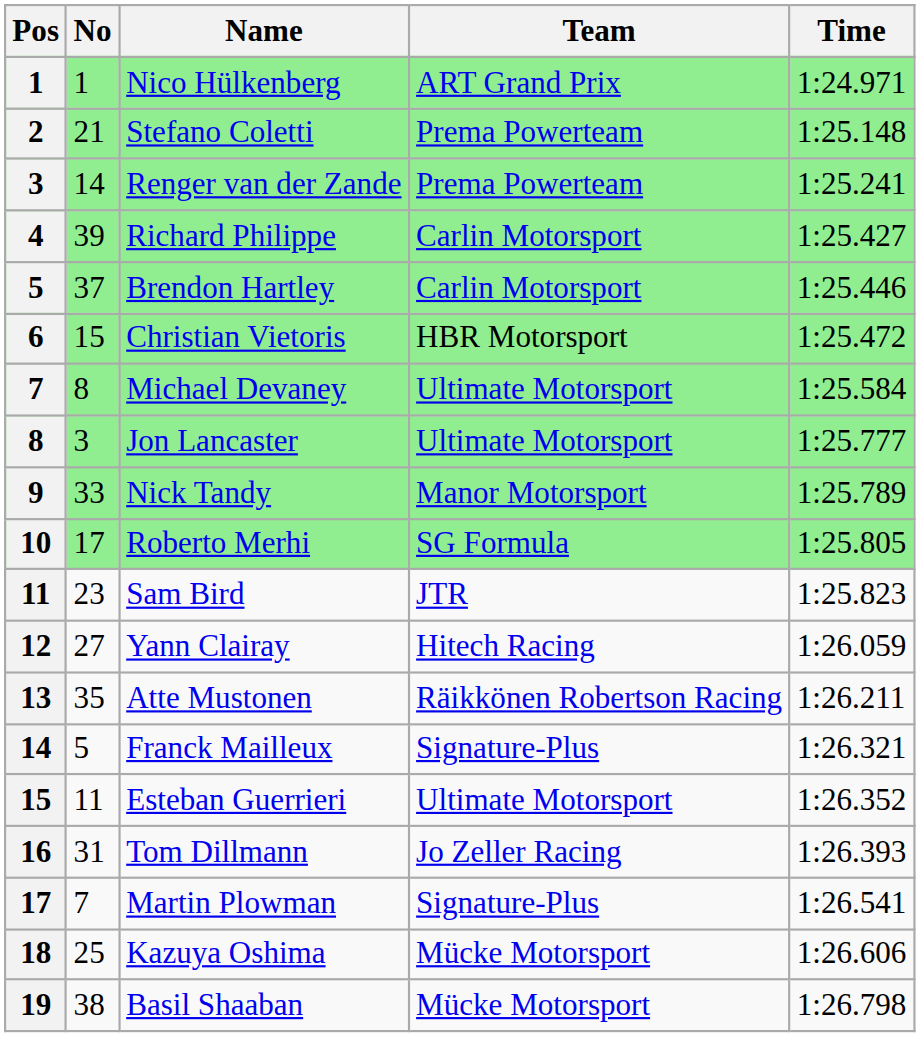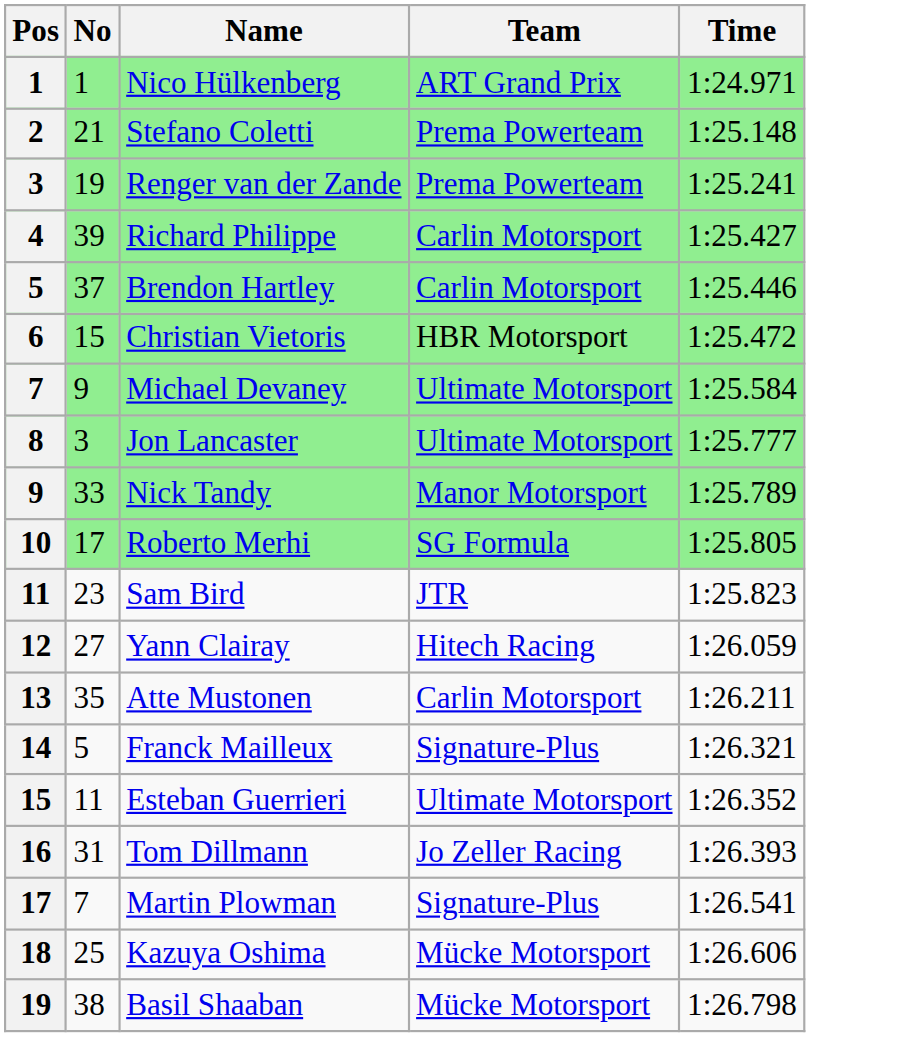(89, 184) 14 -> (89, 184) 19
(81, 389) 8 -> (81, 389) 9
(599, 697) Räikkönen Robertson Racing -> (529, 697) Carlin Motorsport
